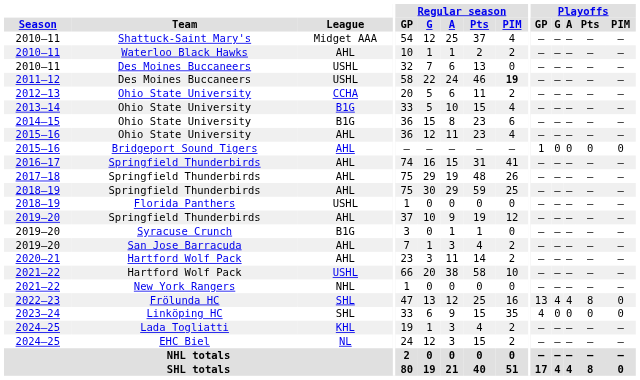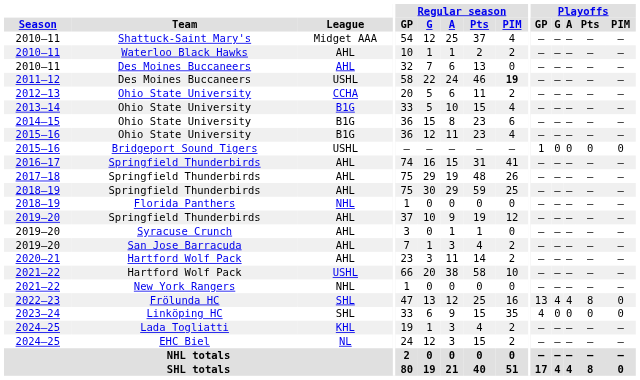(345, 66) USHL -> (345, 66) AHL
(345, 135) AHL -> (345, 135) B1G
(345, 149) AHL -> (345, 149) USHL
(345, 204) USHL -> (345, 204) NHL
(345, 231) B1G -> (345, 231) AHL
